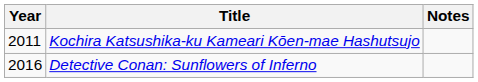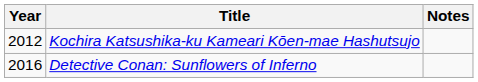(25, 41) 2011 -> (25, 41) 2012
